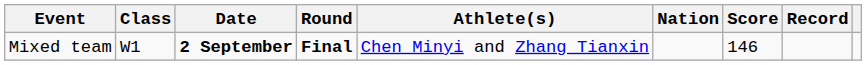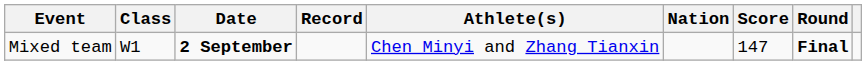columns swapped: (327, 19) <-> (818, 19)
(743, 47) 146 -> (753, 47) 147
